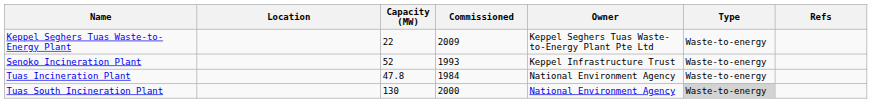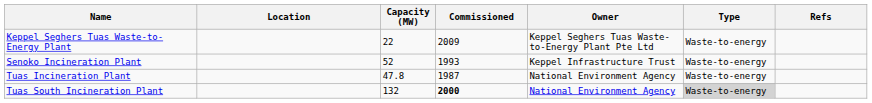(449, 76) 1984 -> (449, 76) 1987
(391, 91) 130 -> (391, 91) 132
(449, 91) normal -> (449, 91) bold
